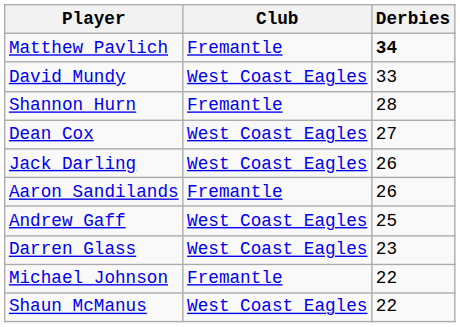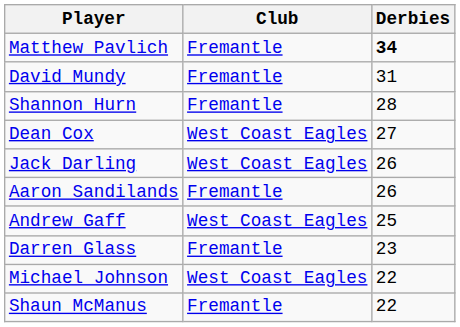(277, 77) West Coast Eagles -> (235, 77) Fremantle
(386, 77) 33 -> (386, 77) 31
(277, 250) West Coast Eagles -> (235, 250) Fremantle
(235, 278) Fremantle -> (277, 278) West Coast Eagles
(277, 307) West Coast Eagles -> (235, 307) Fremantle
